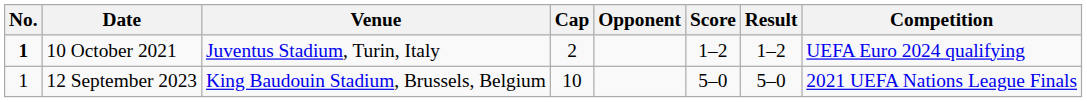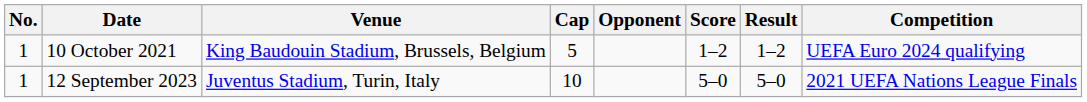(23, 50) bold -> (23, 50) normal
(323, 50) Juventus Stadium, Turin, Italy -> (376, 50) King Baudouin Stadium, Brussels, Belgium
(572, 50) 2 -> (572, 50) 5
(376, 81) King Baudouin Stadium, Brussels, Belgium -> (323, 81) Juventus Stadium, Turin, Italy
